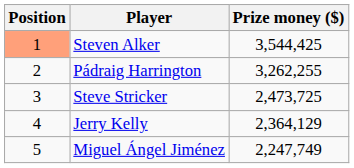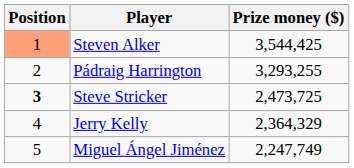(289, 70) 3,262,255 -> (289, 70) 3,293,255
(37, 96) normal -> (37, 96) bold
(289, 123) 2,364,129 -> (289, 123) 2,364,329
